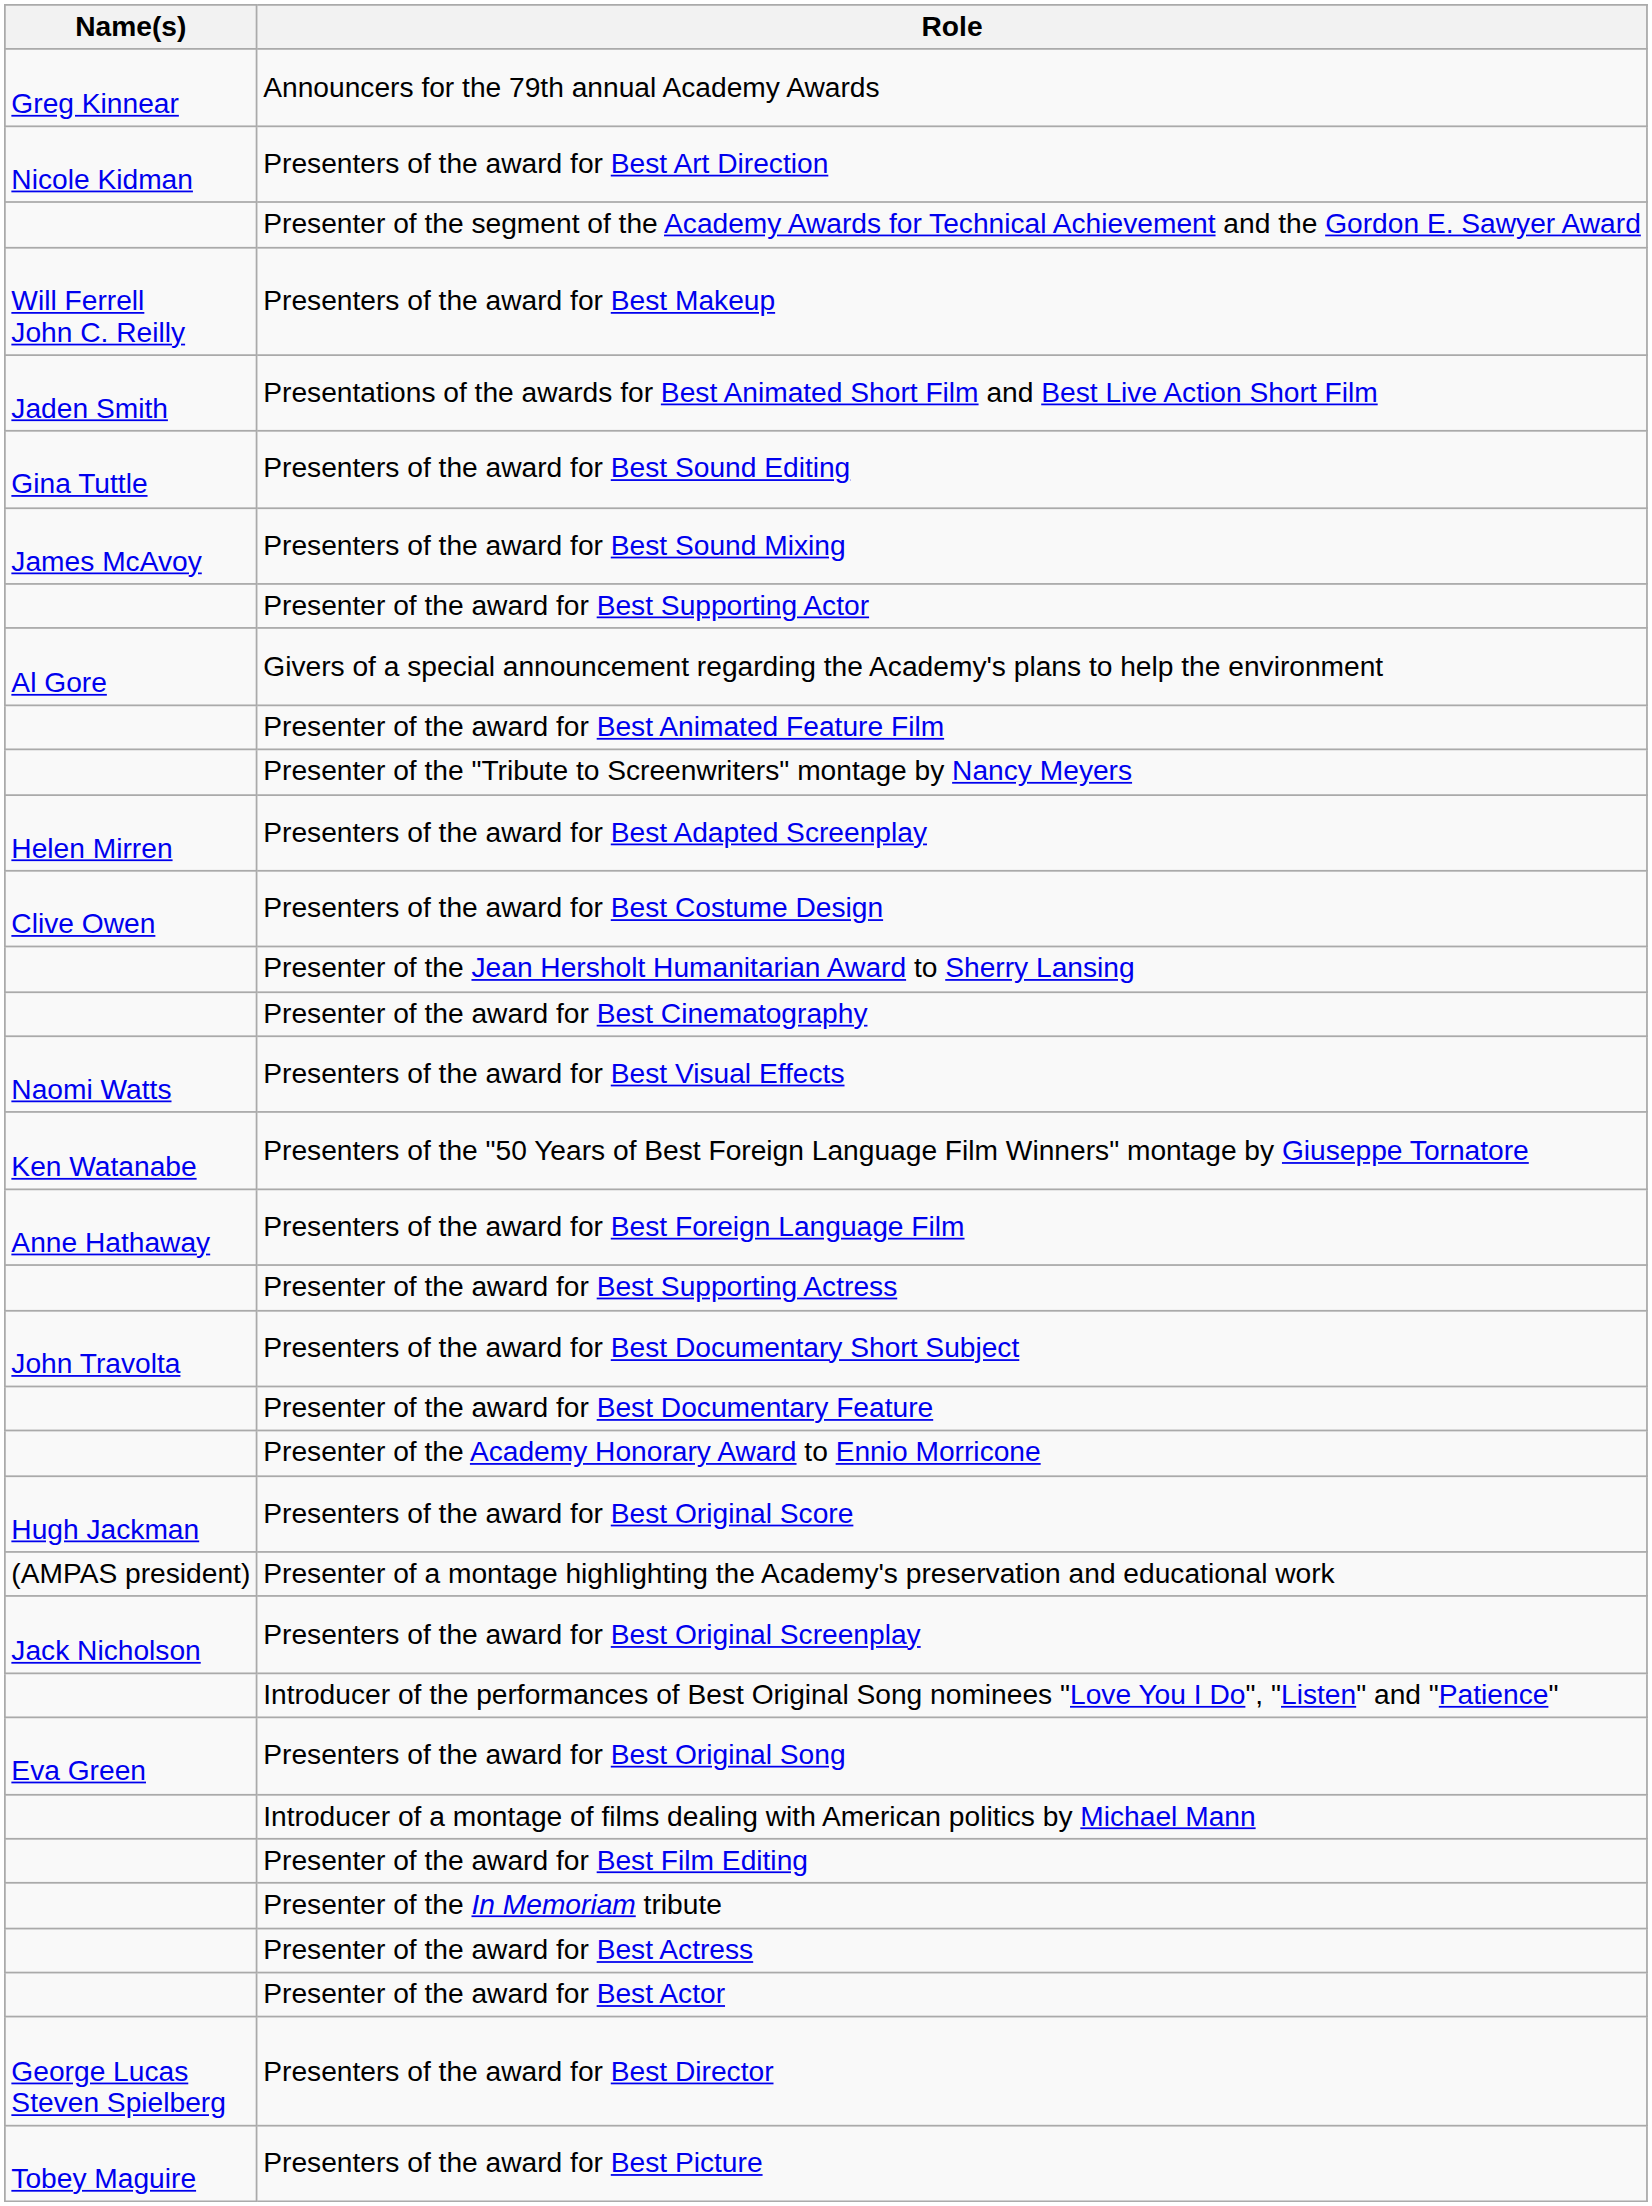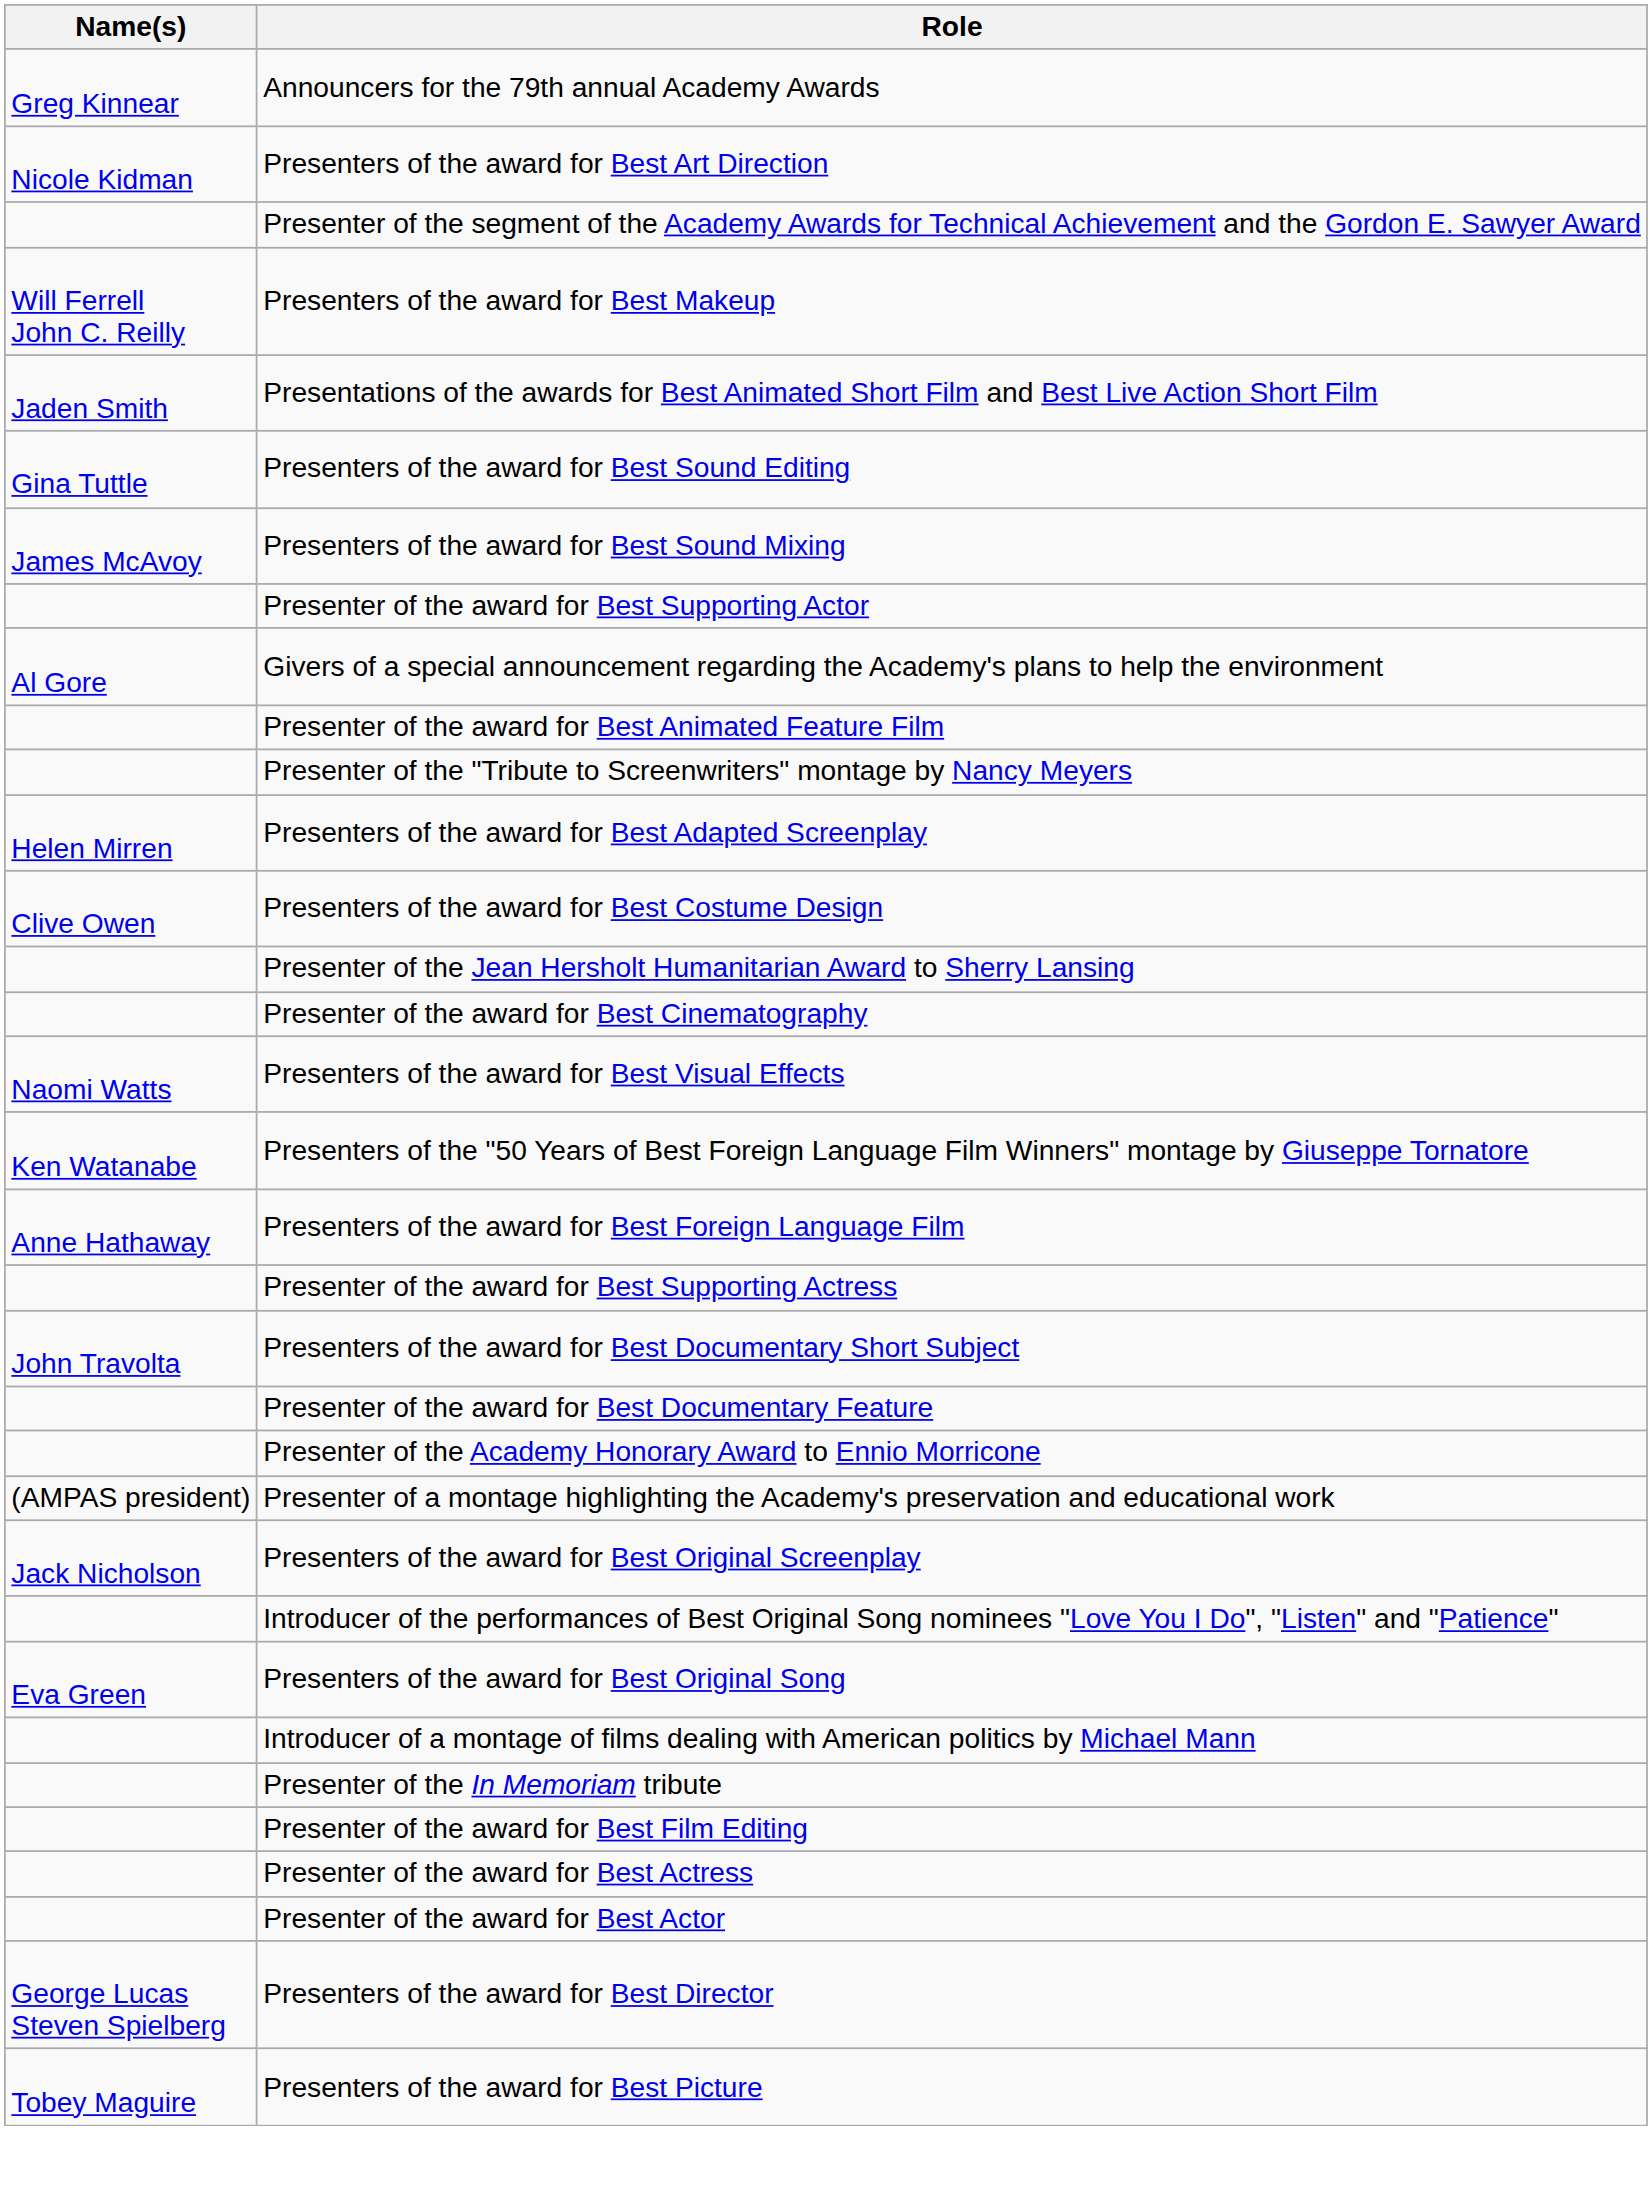- row: (558, 1513)
rows swapped: (536, 1860) <-> (493, 1905)
